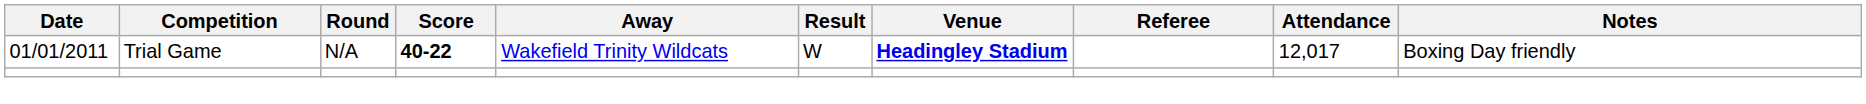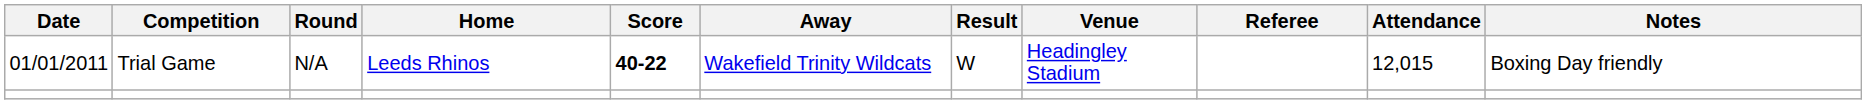+ column: (487, 20)
(972, 52) bold -> (1077, 63) normal
(1309, 52) 12,017 -> (1403, 63) 12,015
